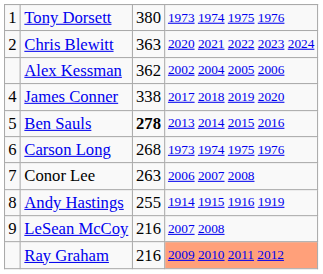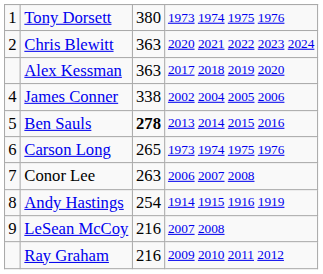(148, 70) 362 -> (148, 70) 363
(226, 70) 2002 2004 2005 2006 -> (226, 70) 2017 2018 2019 2020
(226, 96) 2017 2018 2019 2020 -> (226, 96) 2002 2004 2005 2006
(148, 149) 268 -> (148, 149) 265
(148, 202) 255 -> (148, 202) 254
(226, 255) lightsalmon background -> (226, 255) no background
